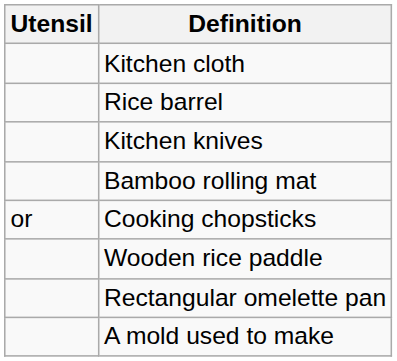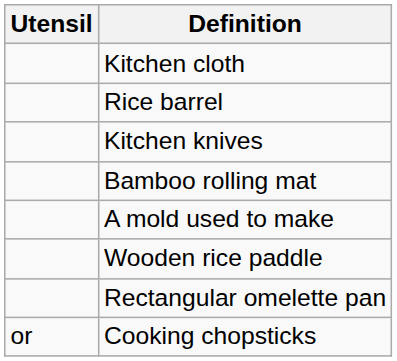rows swapped: (210, 219) <-> (219, 336)
